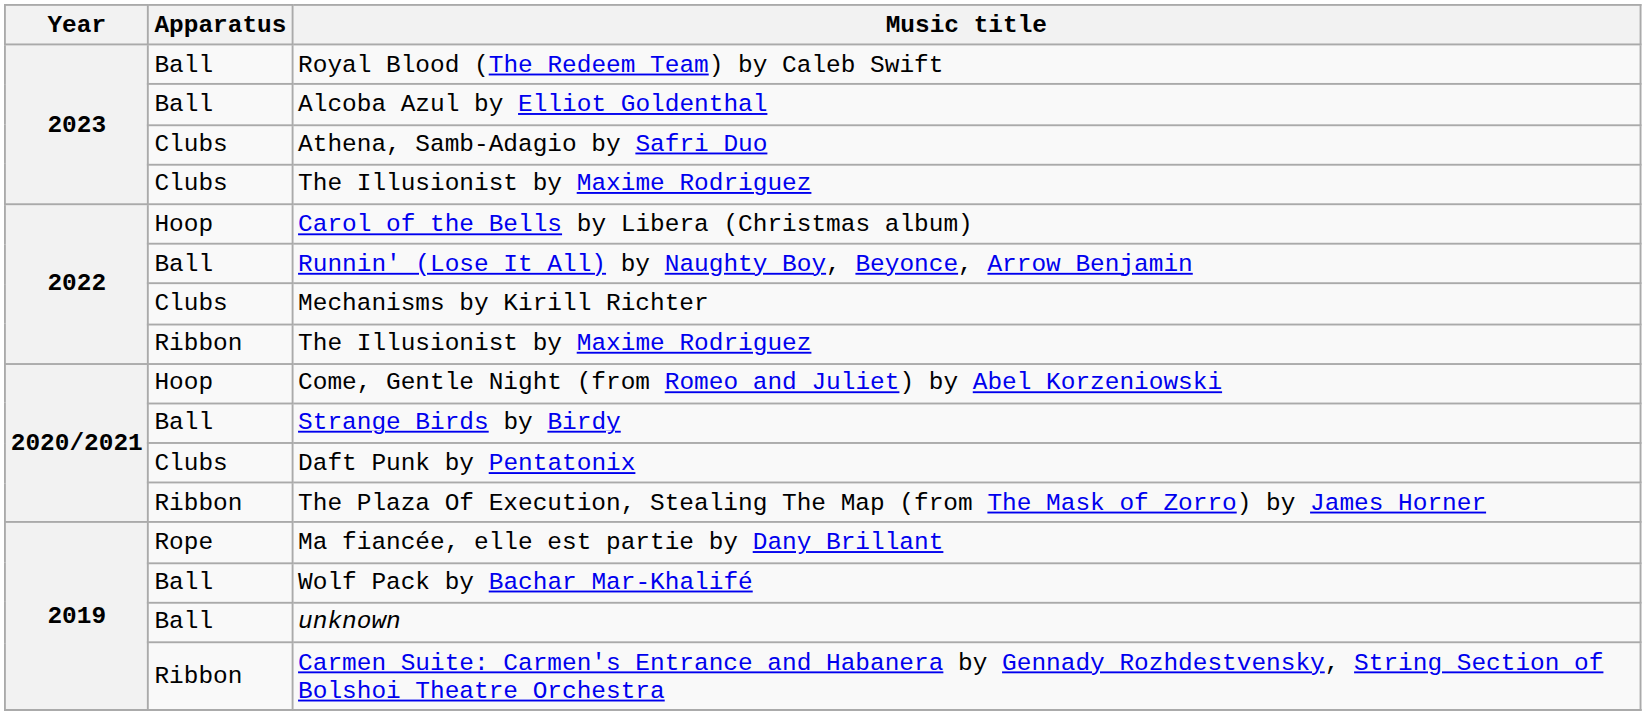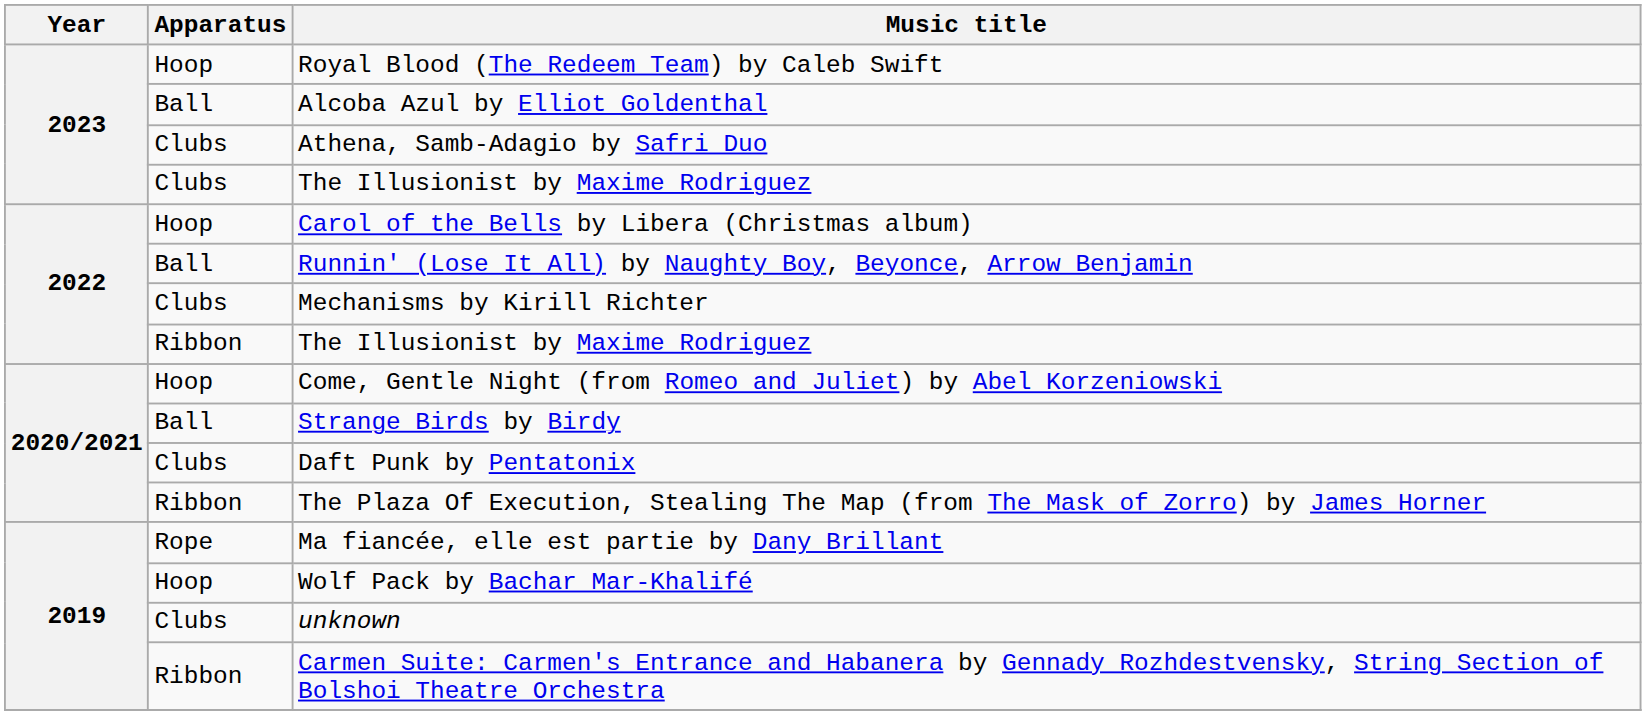(184, 65) Ball -> (184, 65) Hoop
(184, 583) Ball -> (184, 583) Hoop
(184, 622) Ball -> (191, 622) Clubs
